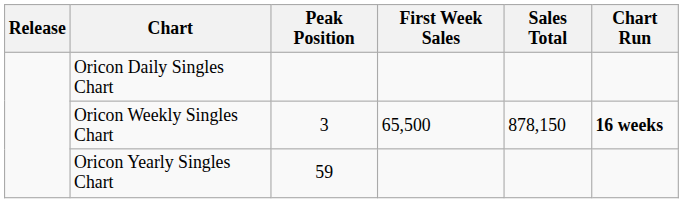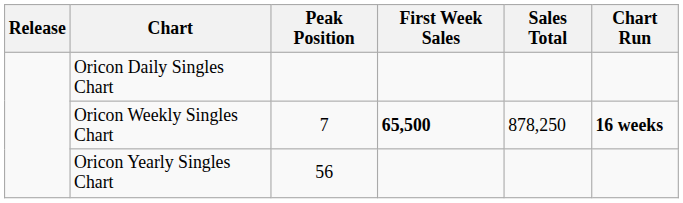(324, 124) 3 -> (324, 124) 7
(406, 124) normal -> (406, 124) bold
(537, 124) 878,150 -> (537, 124) 878,250
(324, 173) 59 -> (324, 173) 56
